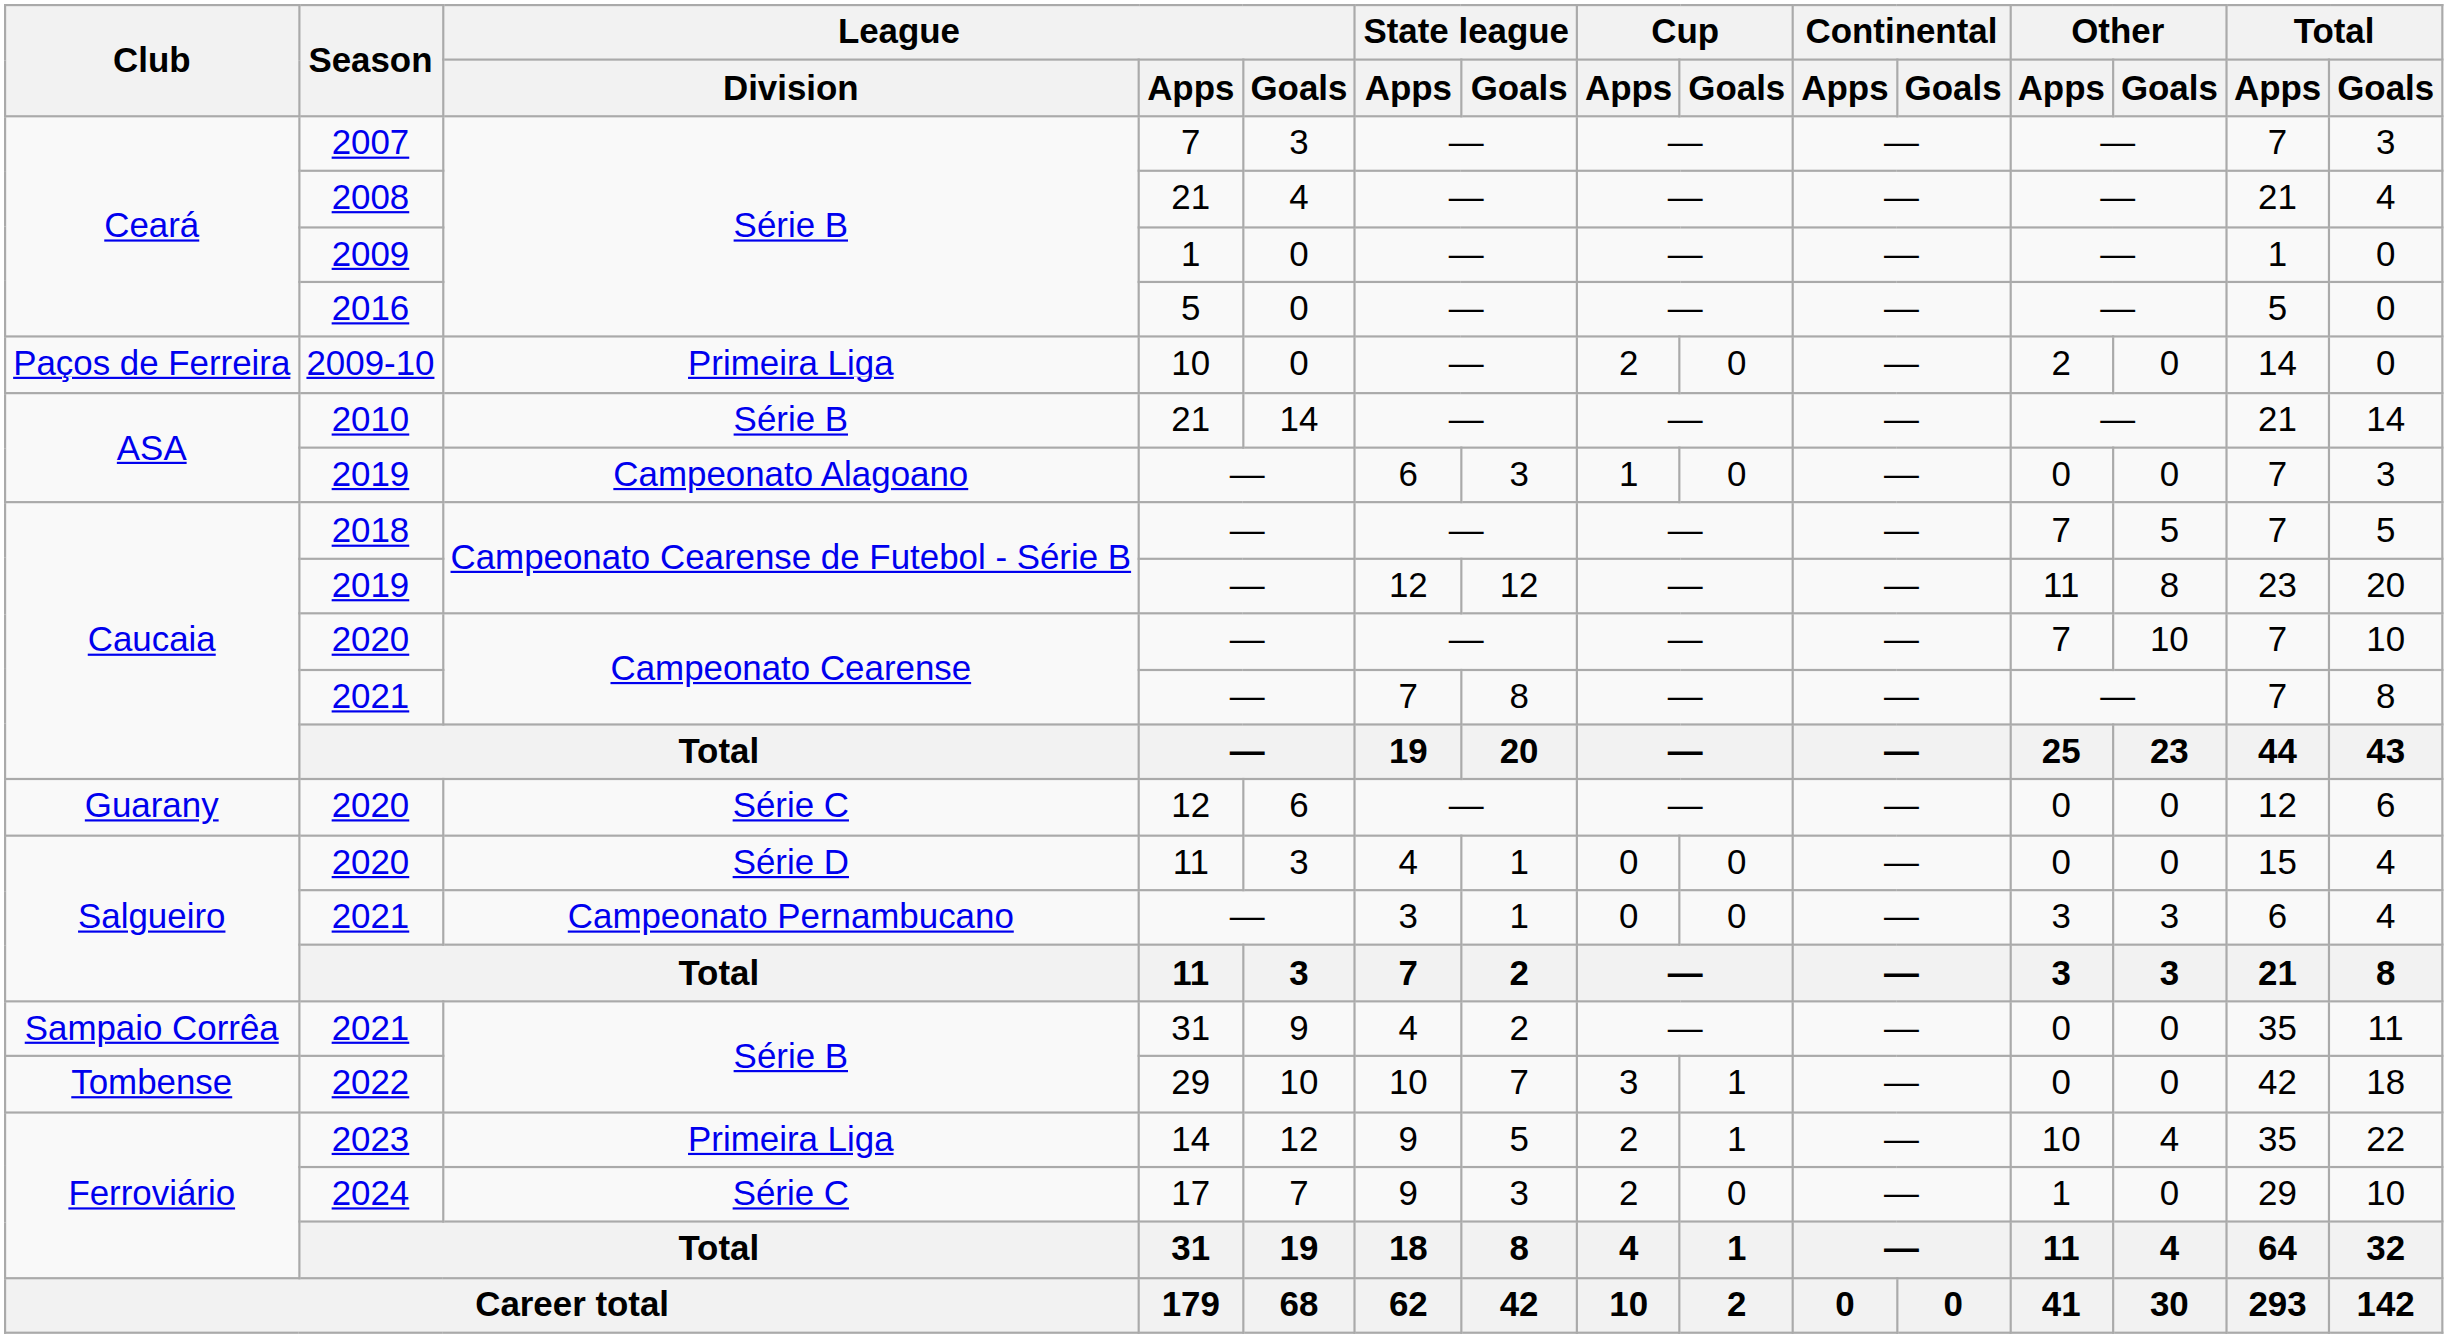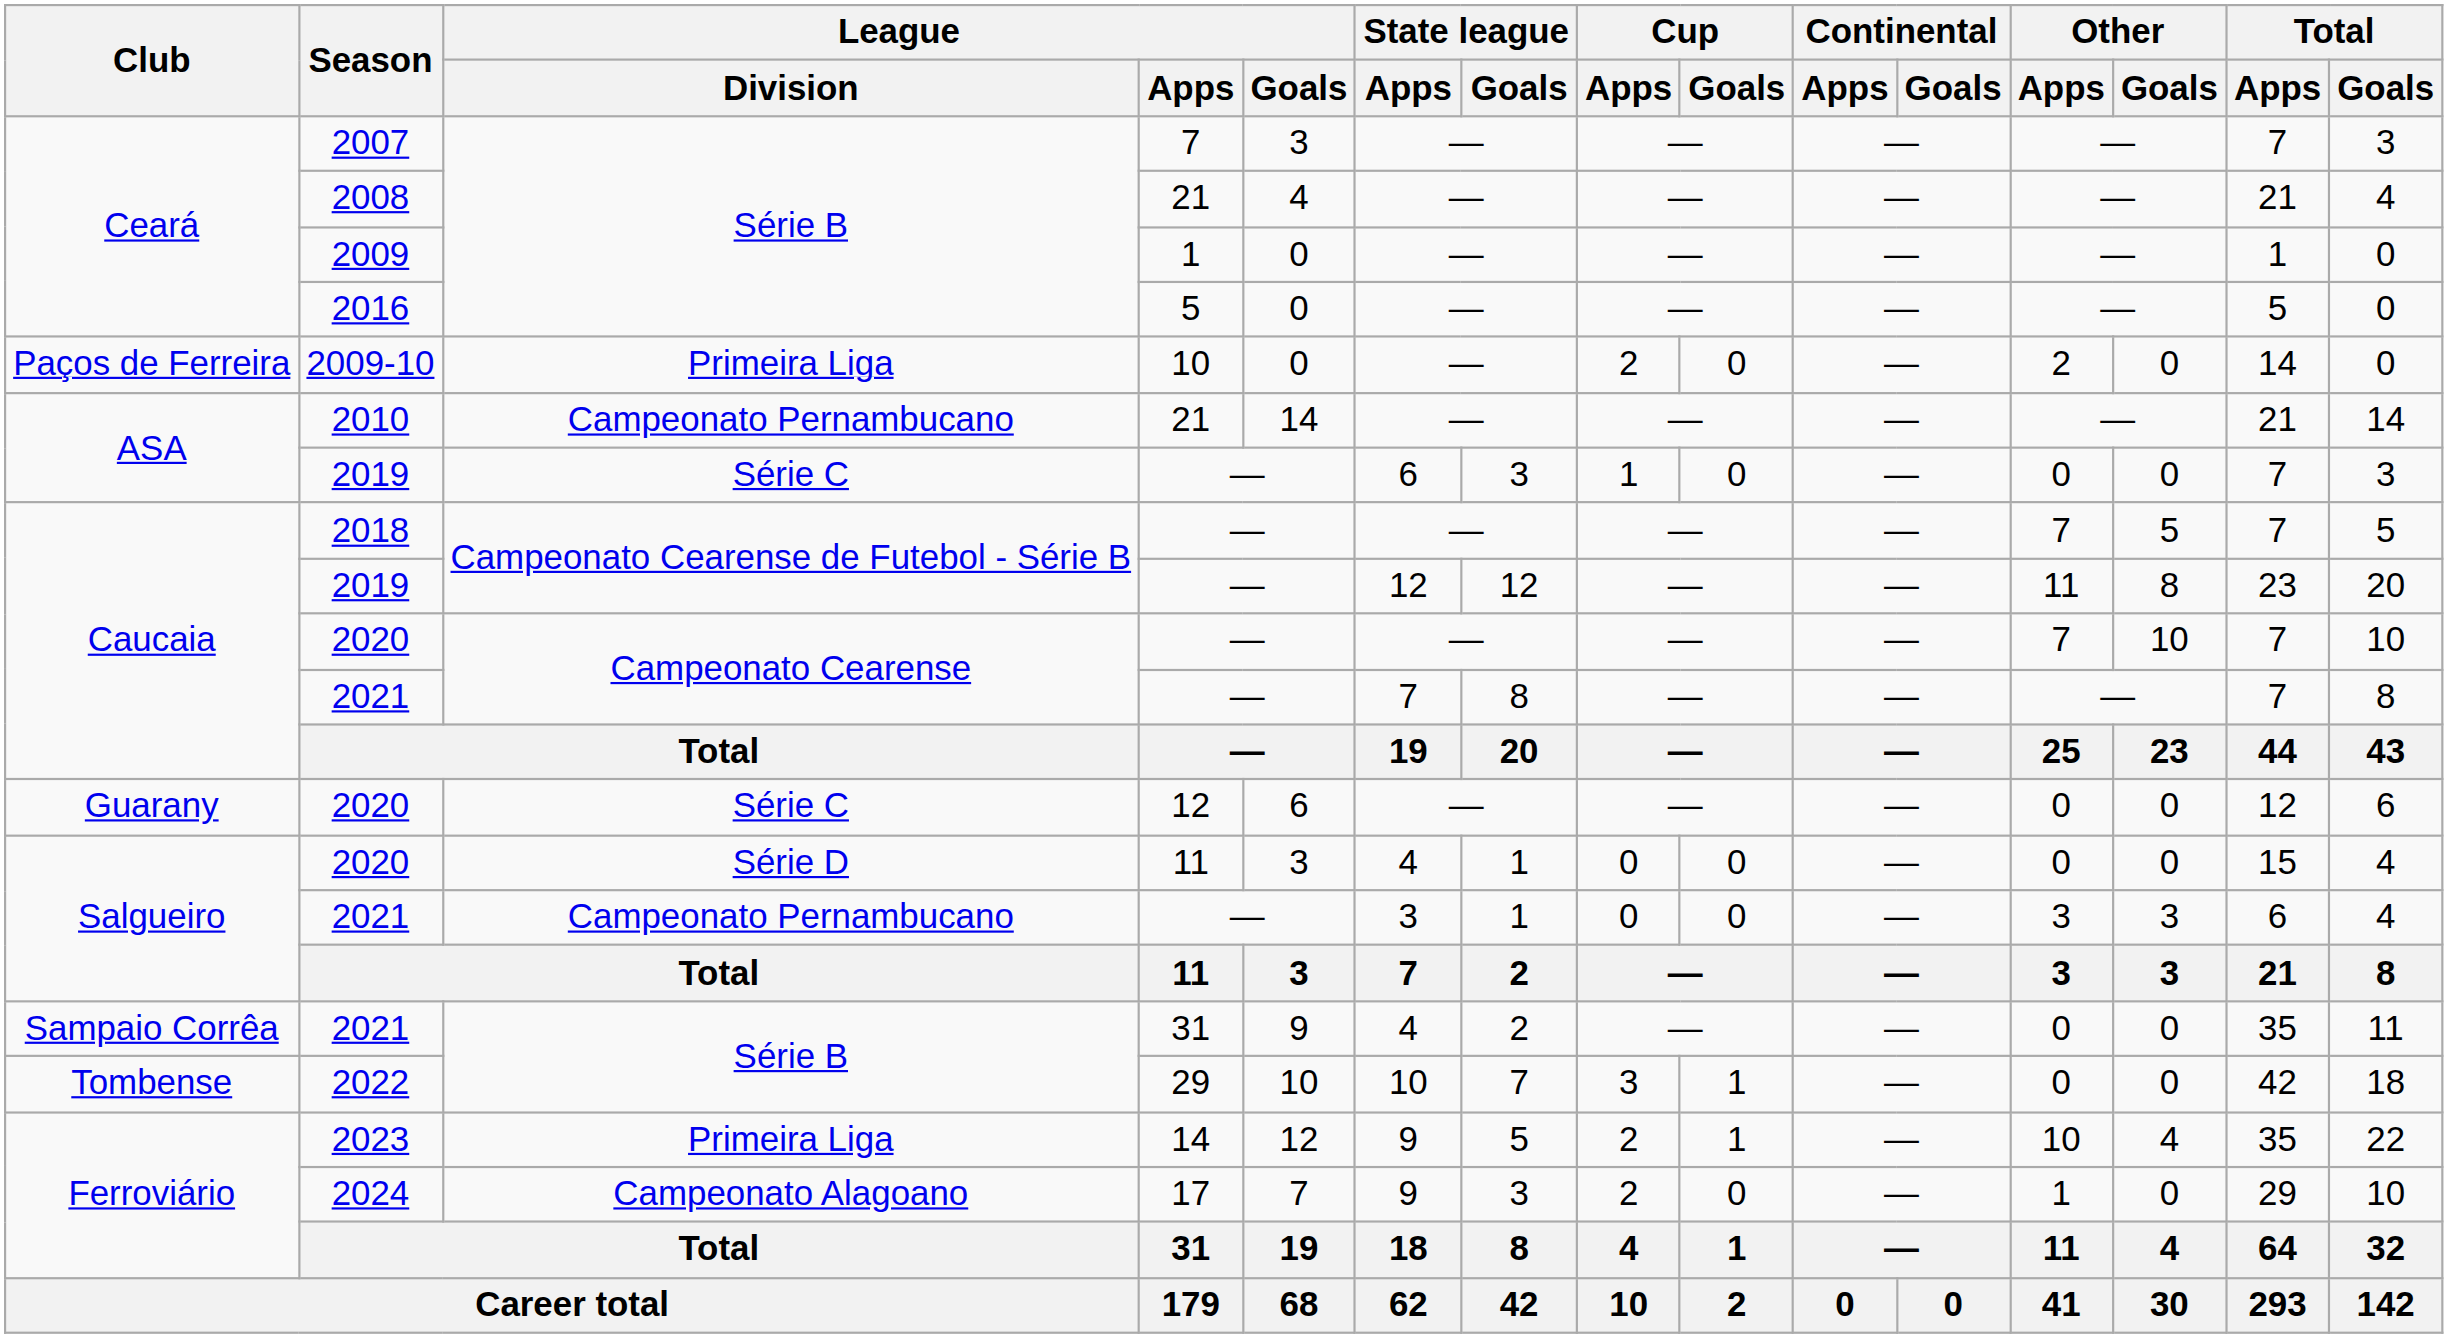(791, 419) Série B -> (791, 419) Campeonato Pernambucano
(791, 474) Campeonato Alagoano -> (791, 474) Série C
(791, 1193) Série C -> (791, 1193) Campeonato Alagoano
